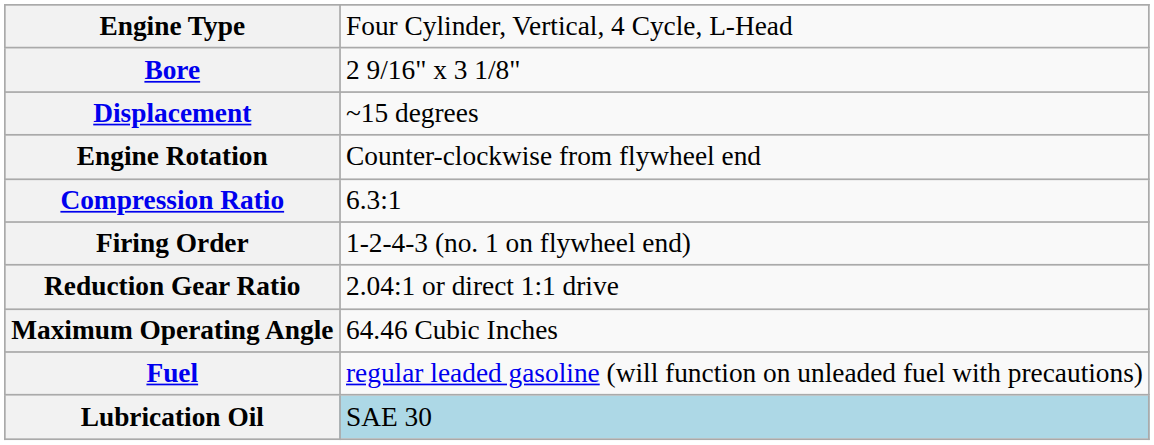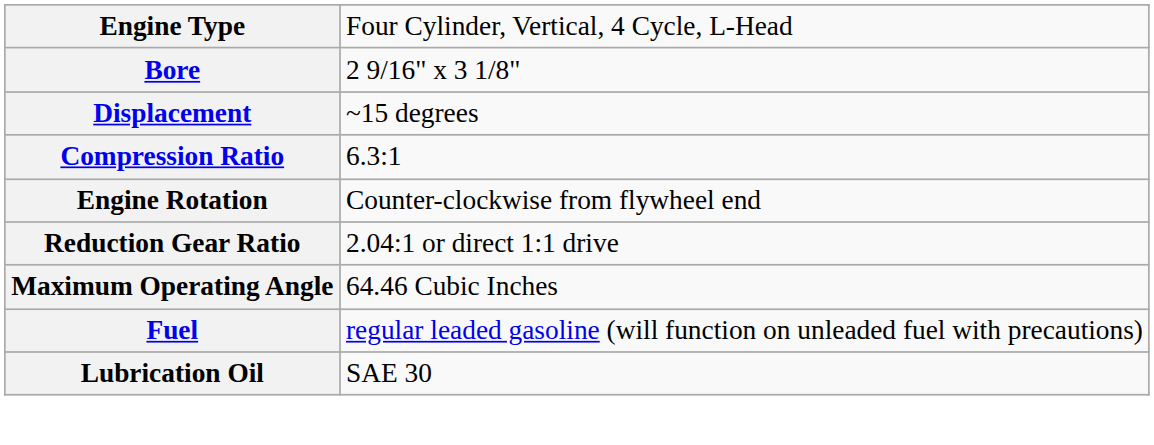rows swapped: (172, 199) <-> (172, 156)
- row: (172, 243)
(389, 416) lightblue background -> (389, 373) no background
